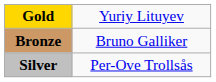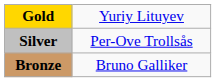rows swapped: (38, 64) <-> (38, 40)
